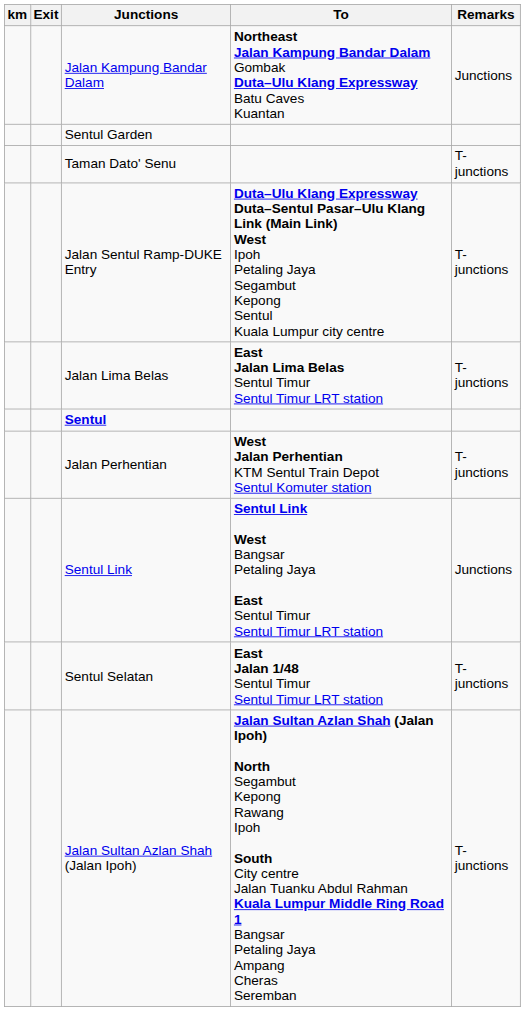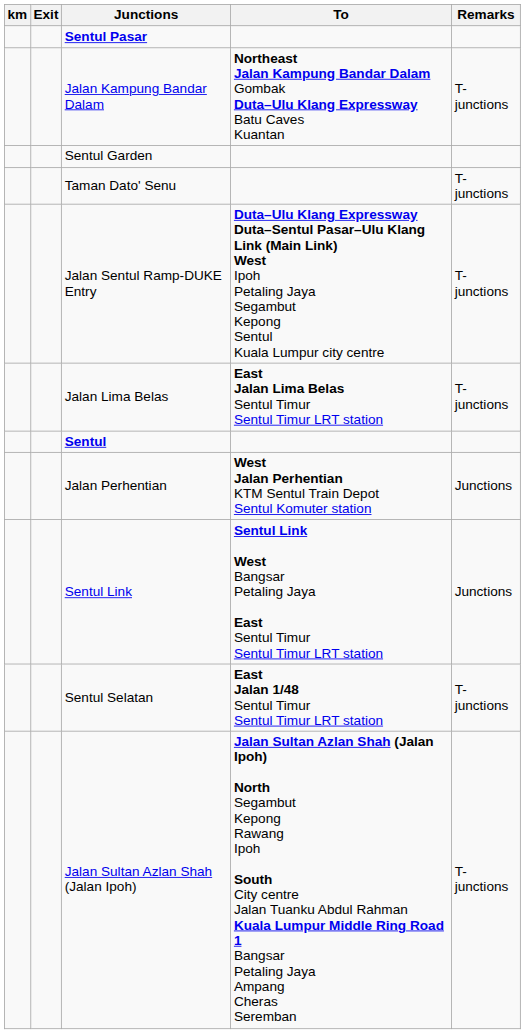+ row: (106, 36)
(483, 75) Junctions -> (481, 96) T-junctions
(481, 464) T-junctions -> (483, 486) Junctions
